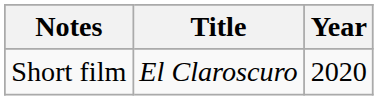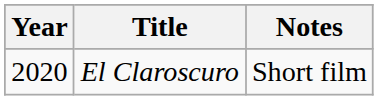columns swapped: (339, 26) <-> (69, 26)
